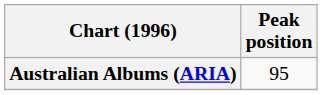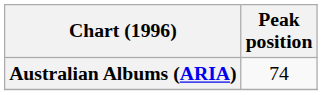(279, 73) 95 -> (279, 73) 74
